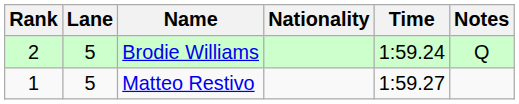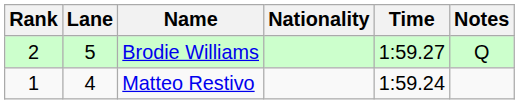(412, 51) 1:59.24 -> (412, 51) 1:59.27
(90, 83) 5 -> (90, 83) 4
(412, 83) 1:59.27 -> (412, 83) 1:59.24
